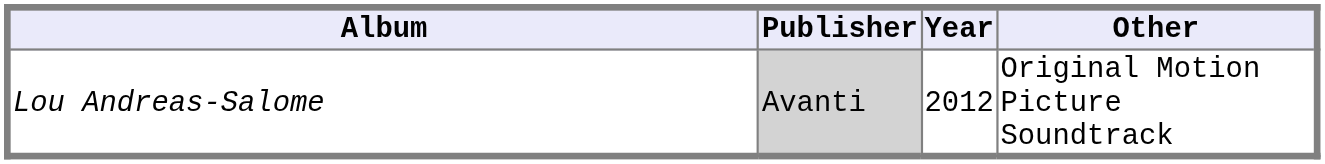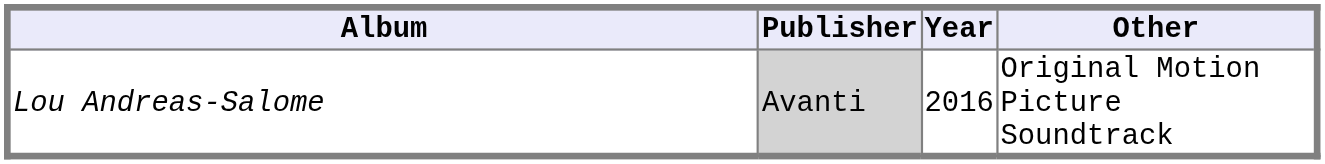(959, 103) 2012 -> (959, 103) 2016
